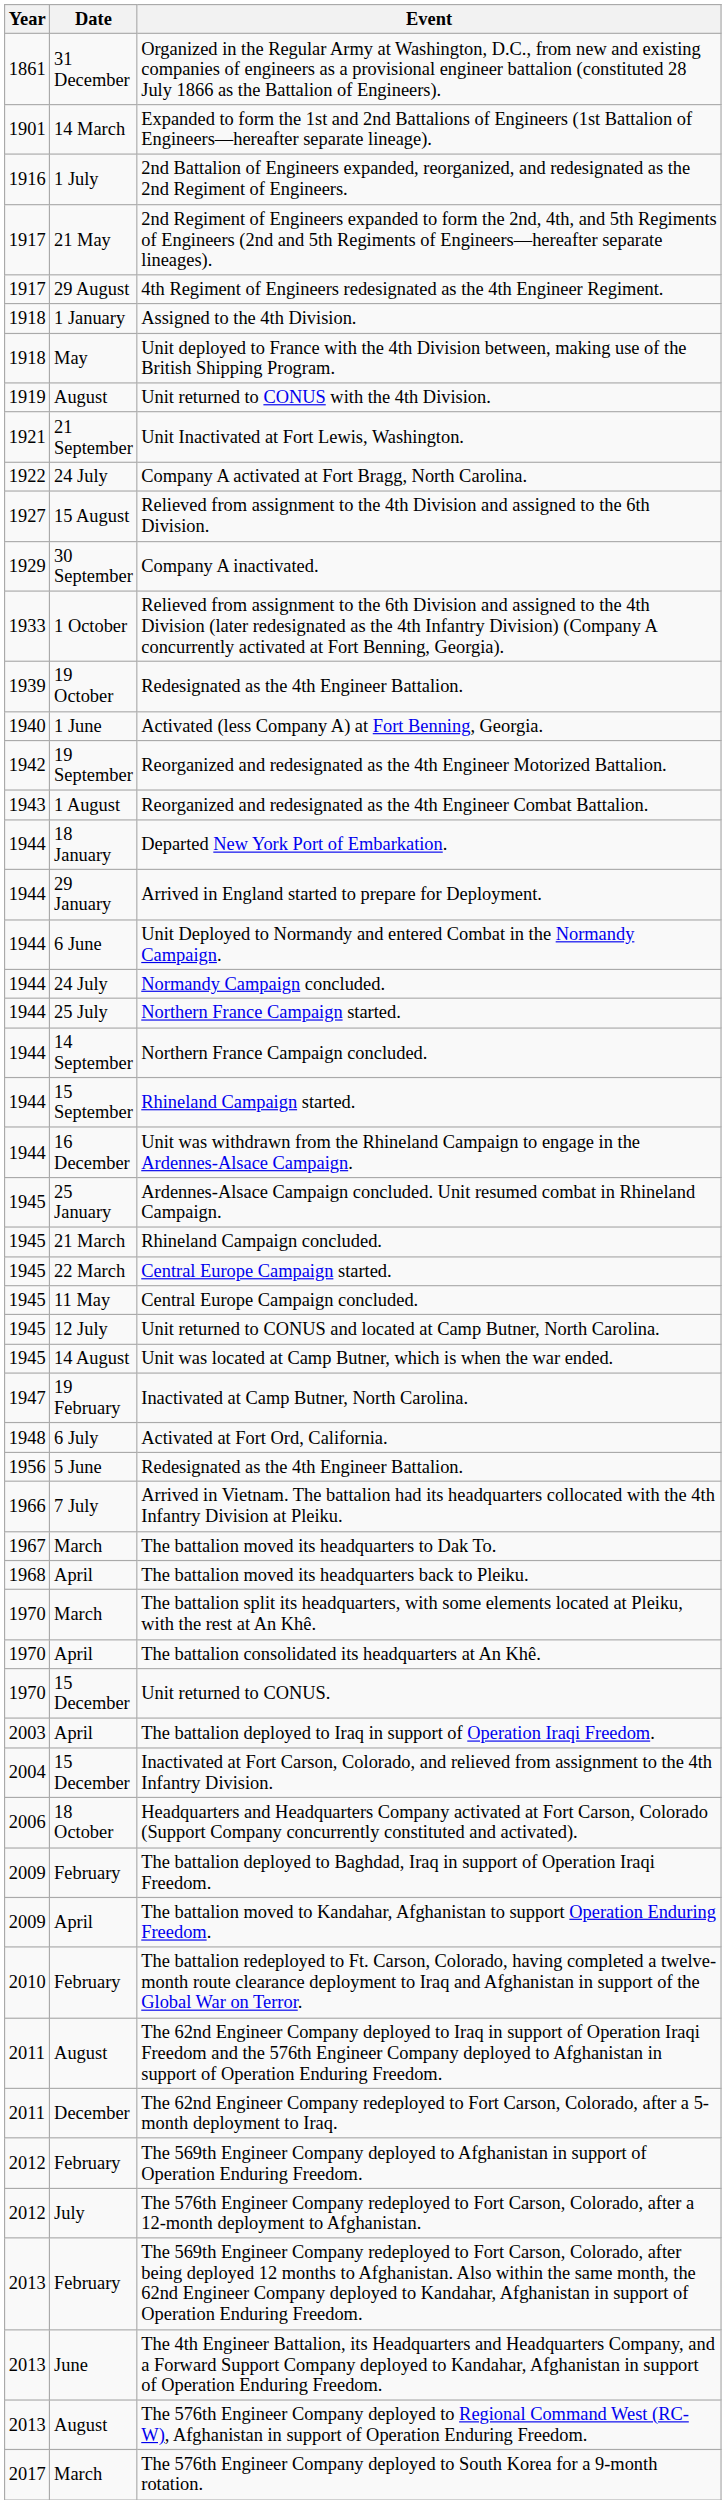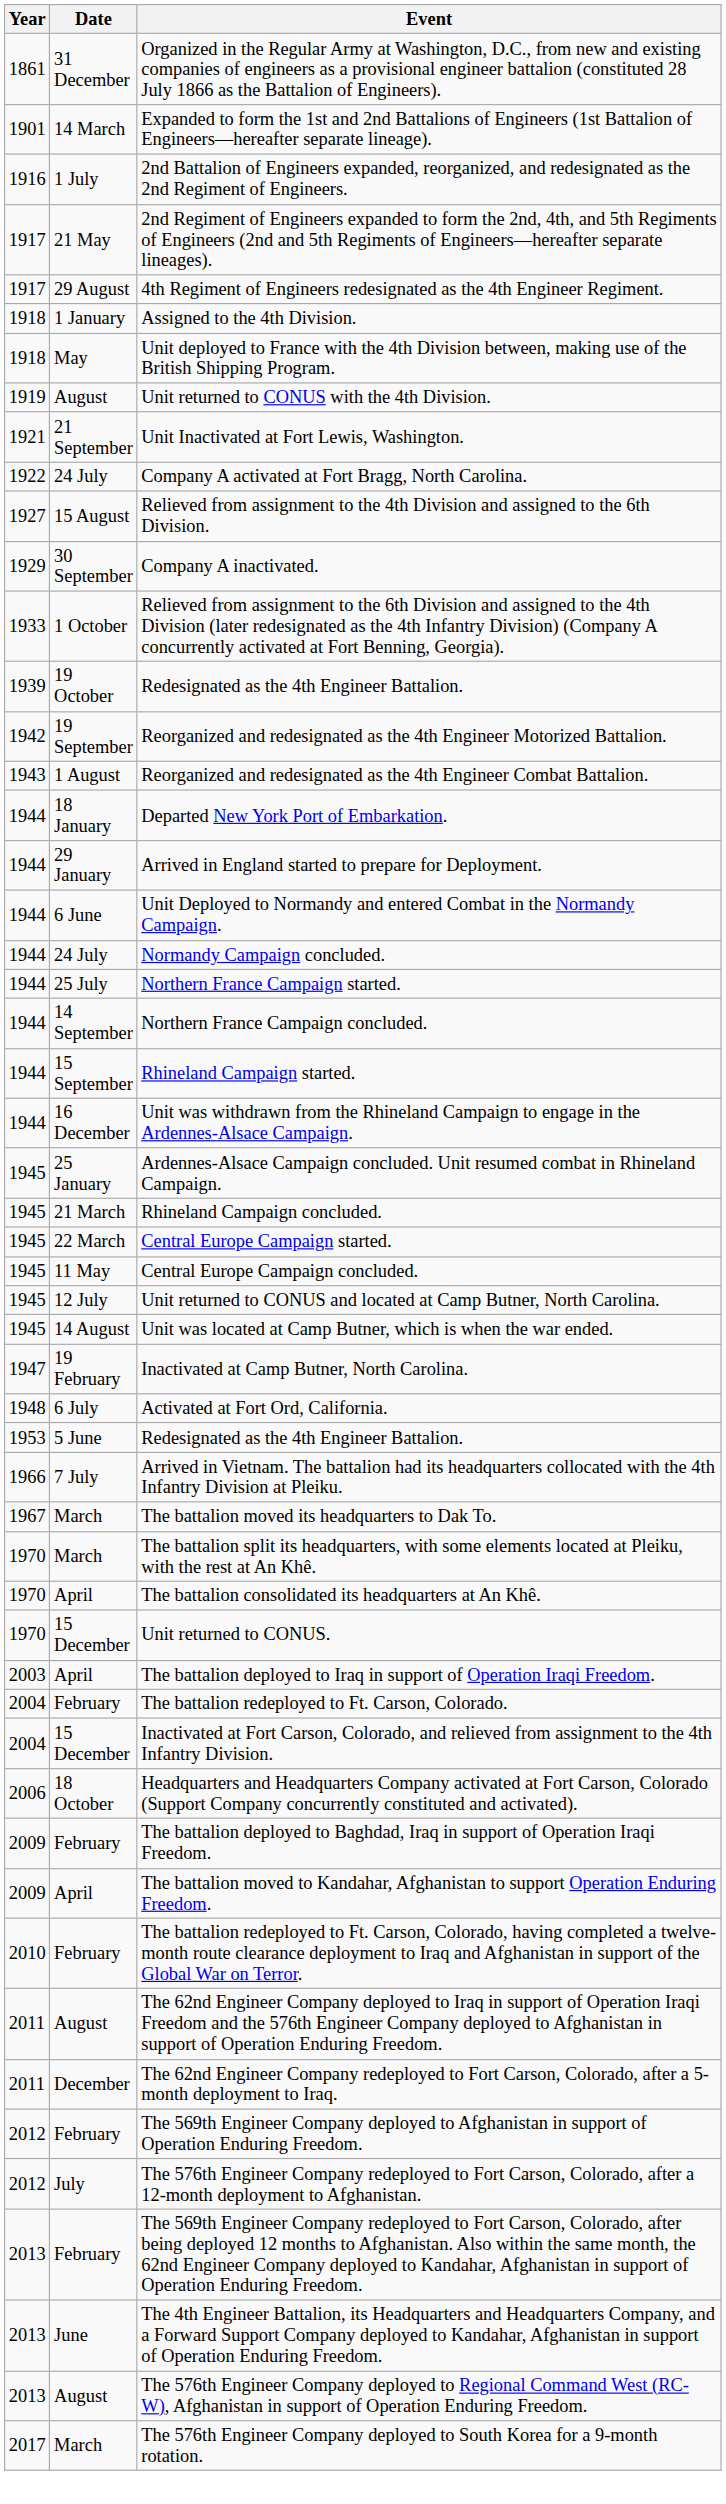- row: (78, 725)
(27, 1466) 1956 -> (27, 1437) 1953
- row: (74, 1574)
+ row: (87, 1703)
